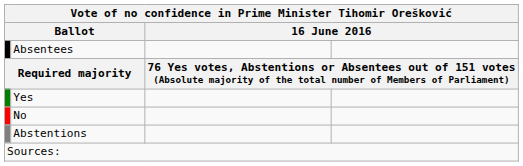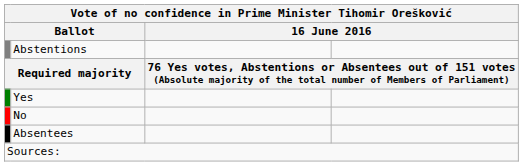rows swapped: (43, 50) <-> (50, 134)
